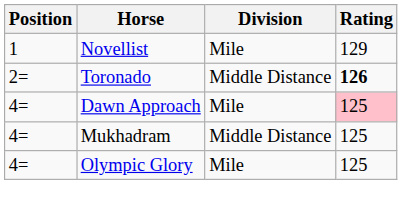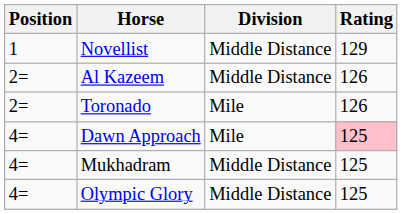(227, 48) Mile -> (270, 48) Middle Distance
+ row: (122, 77)
(270, 77) Middle Distance -> (227, 106) Mile
(354, 77) bold -> (354, 106) normal
(227, 164) Mile -> (270, 194) Middle Distance
